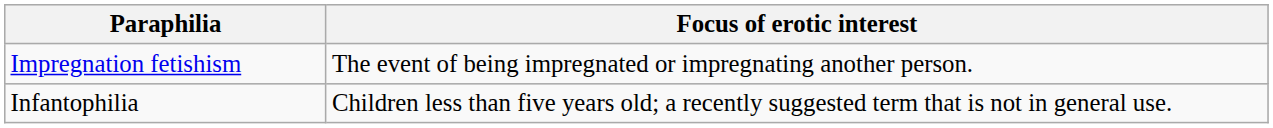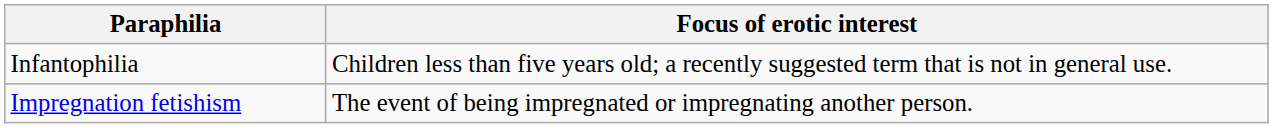rows swapped: (75, 102) <-> (126, 63)
